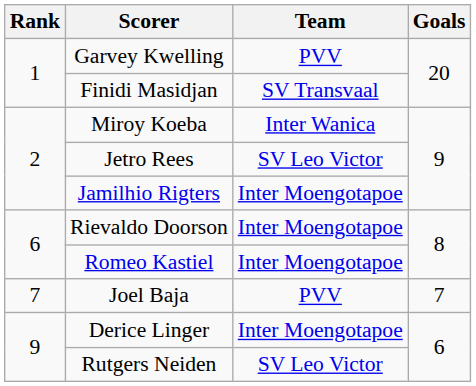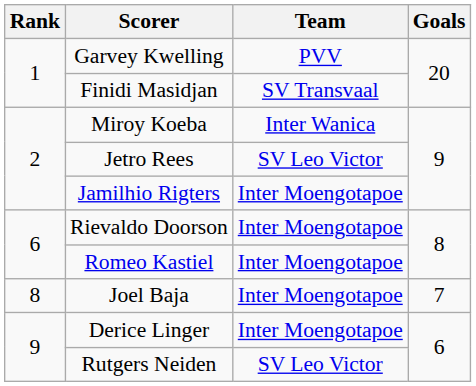(35, 295) 7 -> (35, 295) 8
(320, 295) PVV -> (320, 295) Inter Moengotapoe
